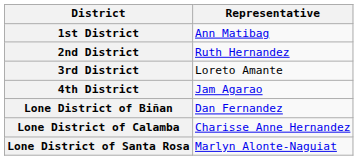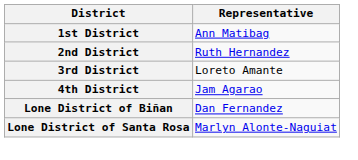- row: (98, 127)
